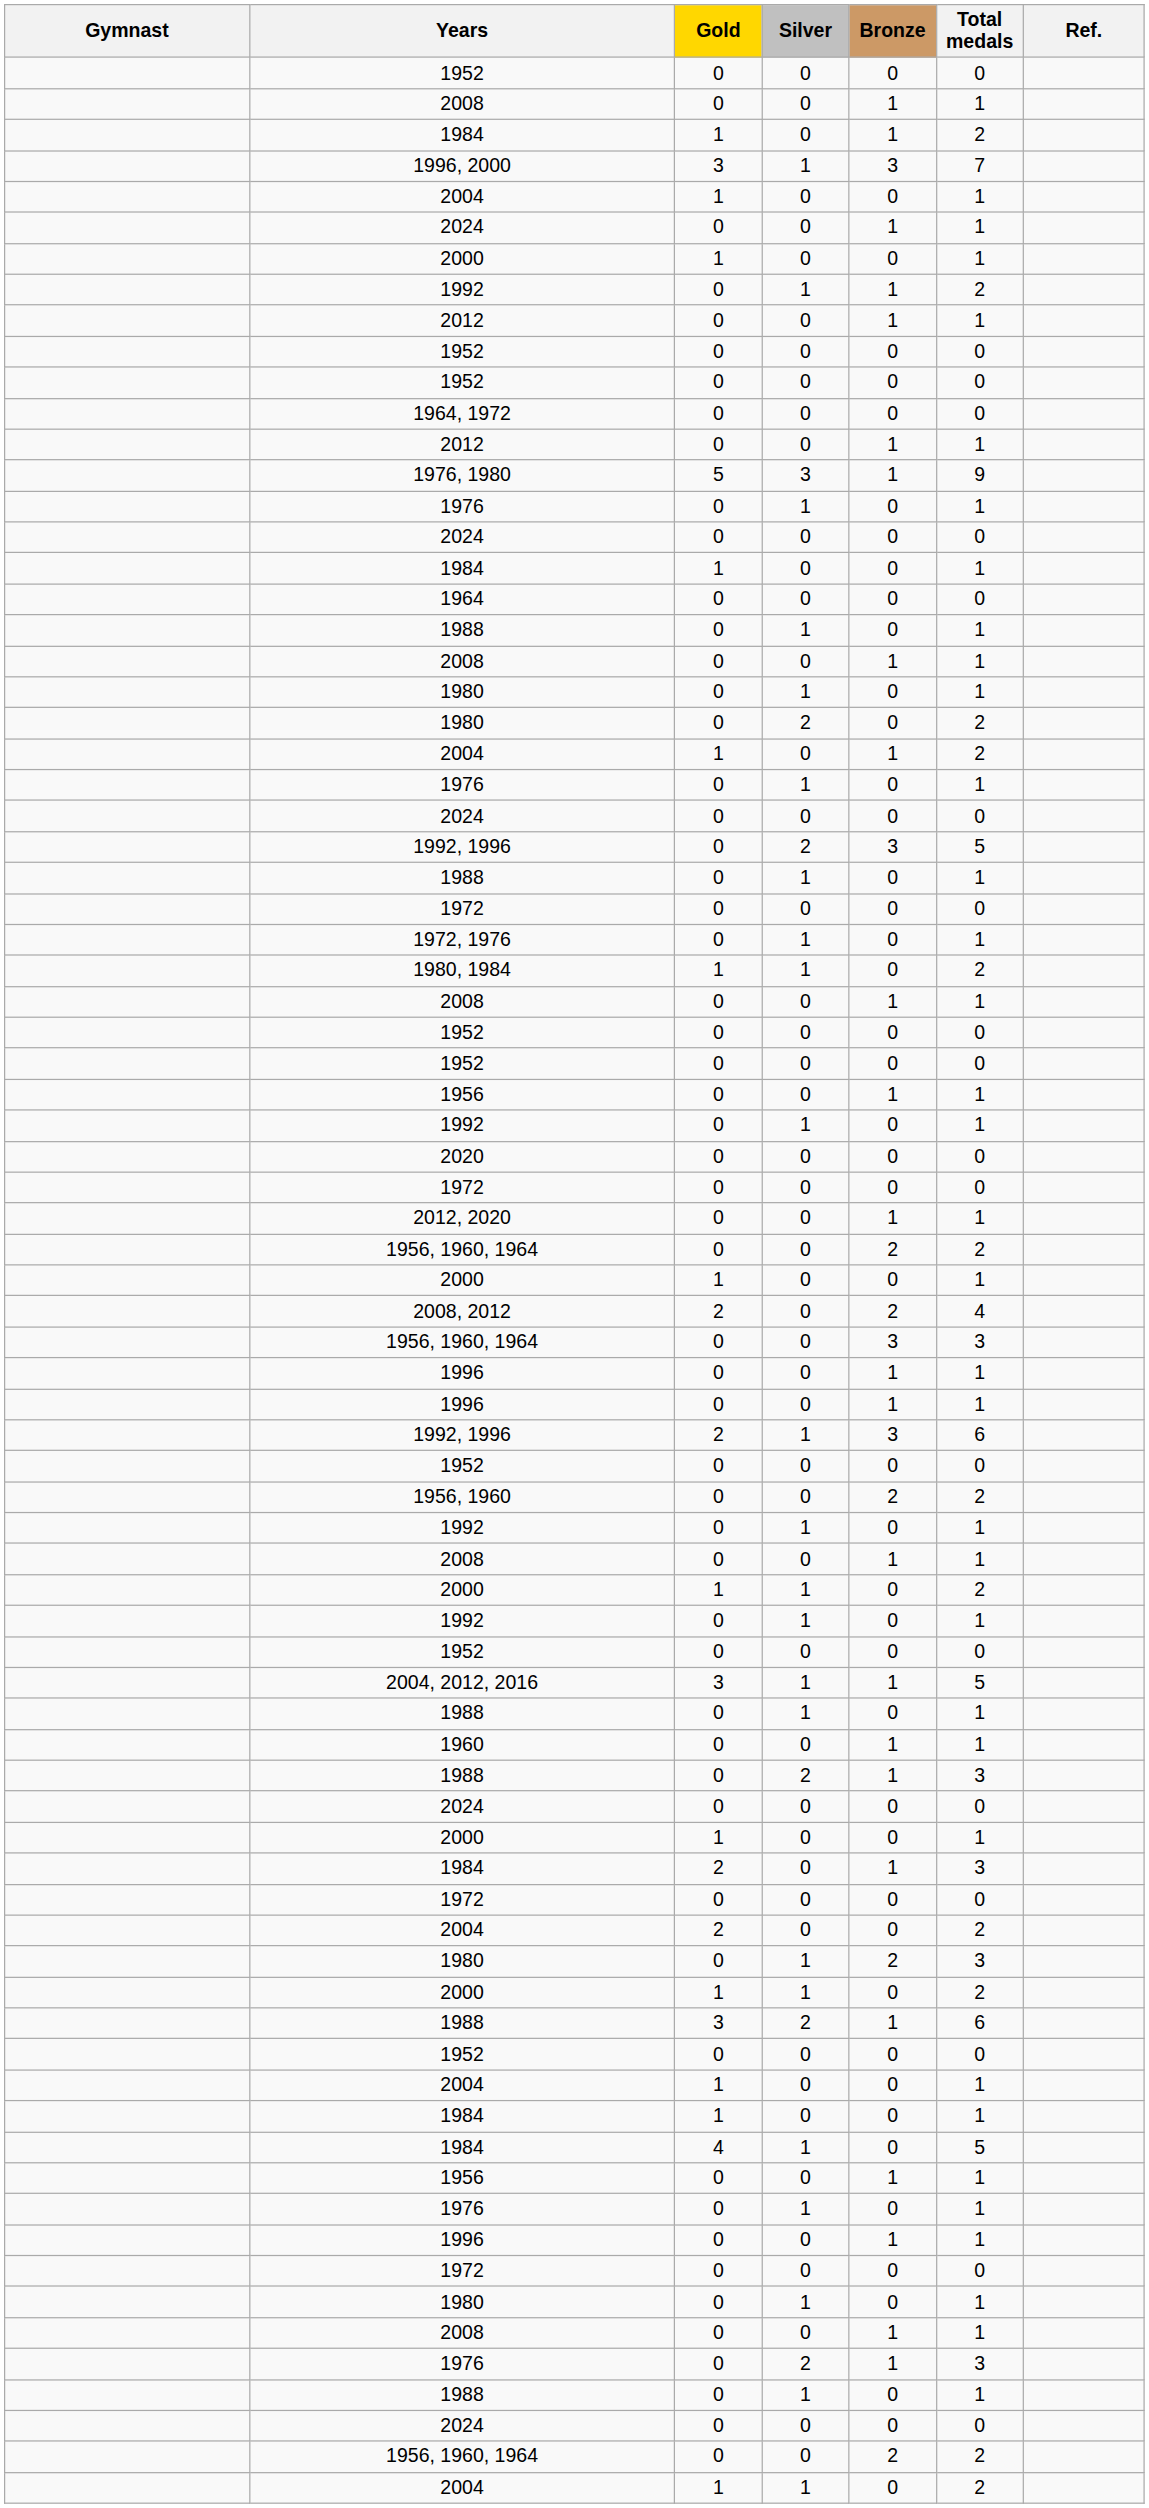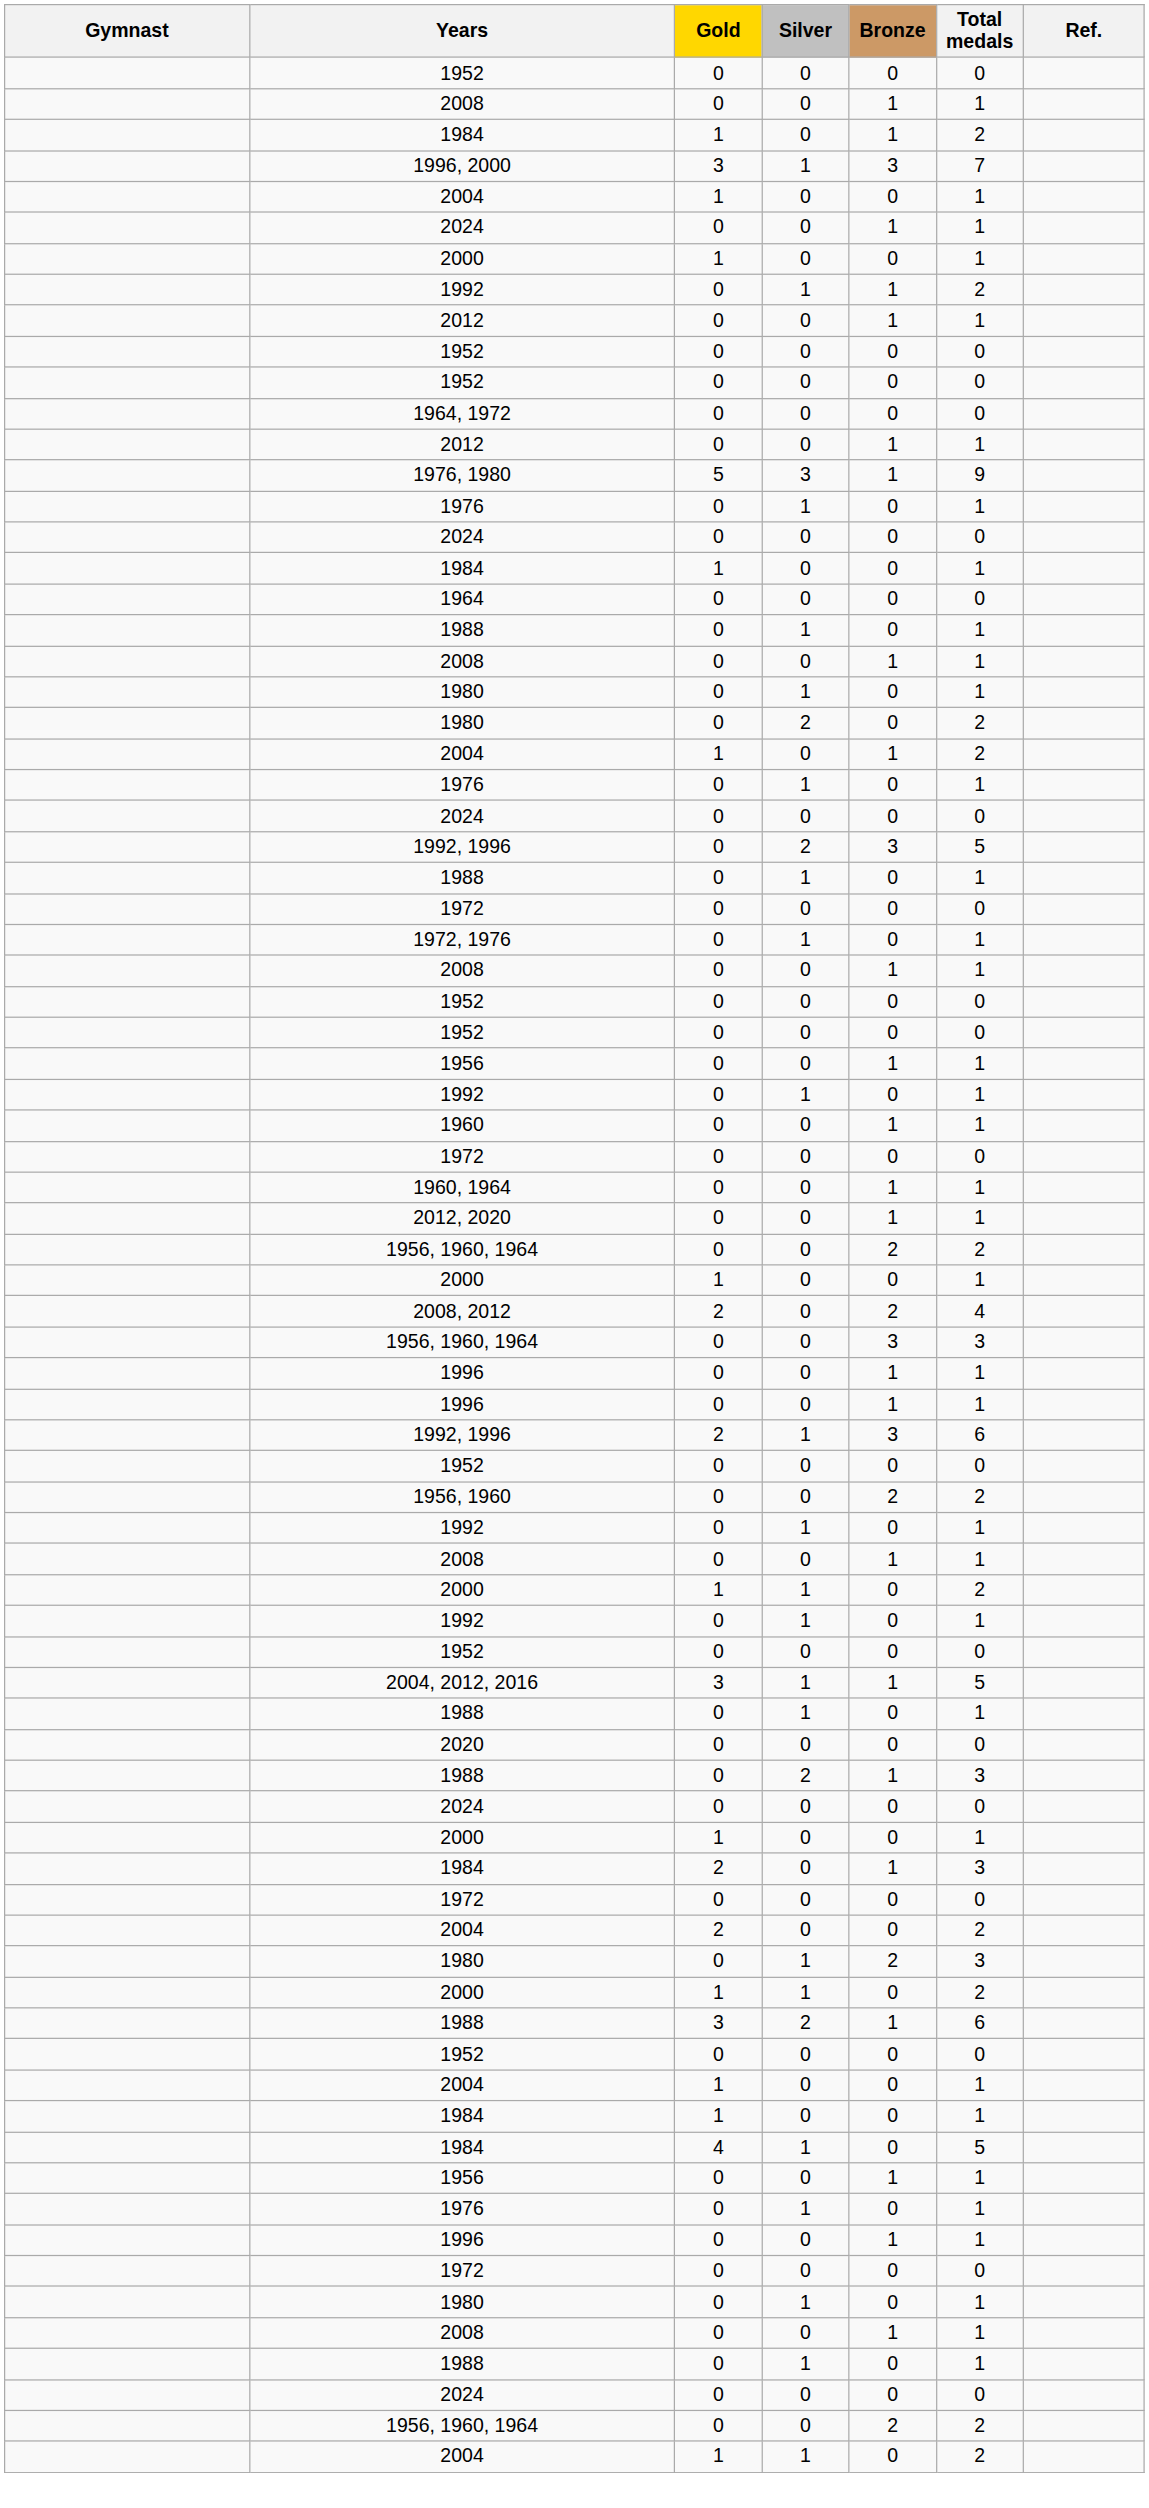- row: (462, 970)
rows swapped: (462, 1156) <-> (462, 1744)
+ row: (462, 1187)
- row: (462, 2363)
